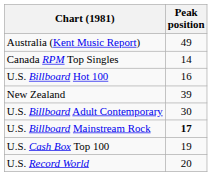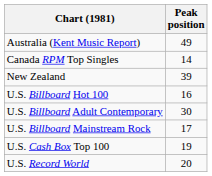rows swapped: (36, 94) <-> (58, 77)
(186, 128) bold -> (186, 128) normal
